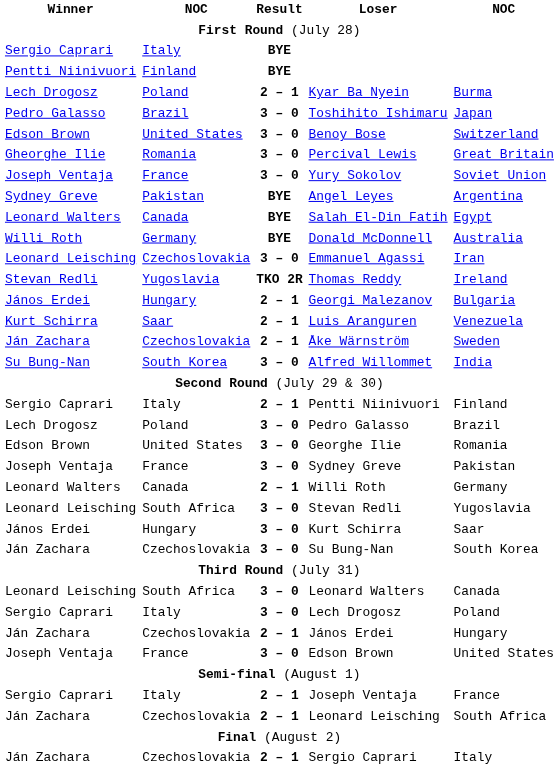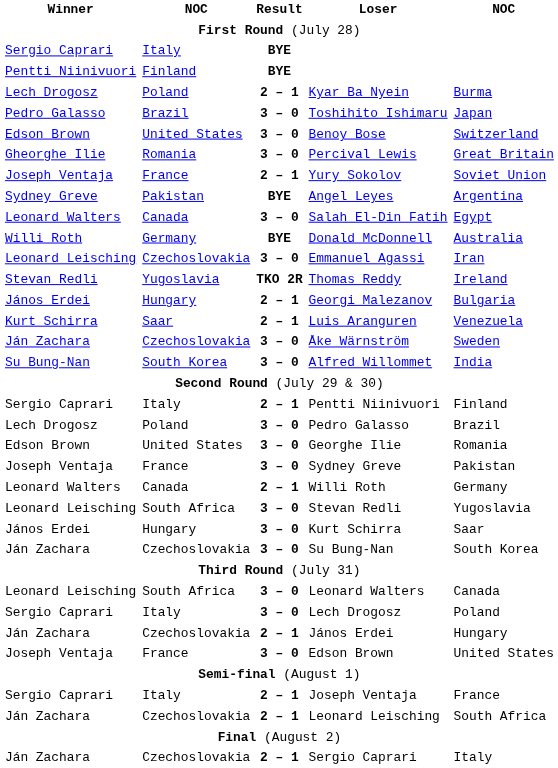(279, 176) 3 – 0 -> (279, 176) 2 – 1
(279, 217) BYE -> (279, 217) 3 – 0
(279, 342) 2 – 1 -> (279, 342) 3 – 0
